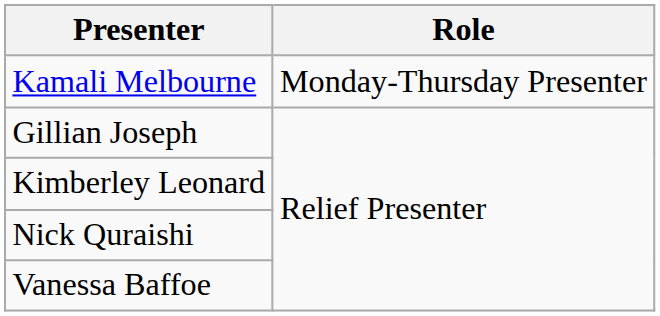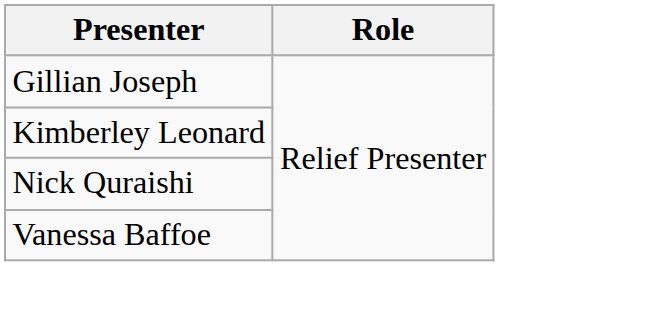- row: (134, 81)
